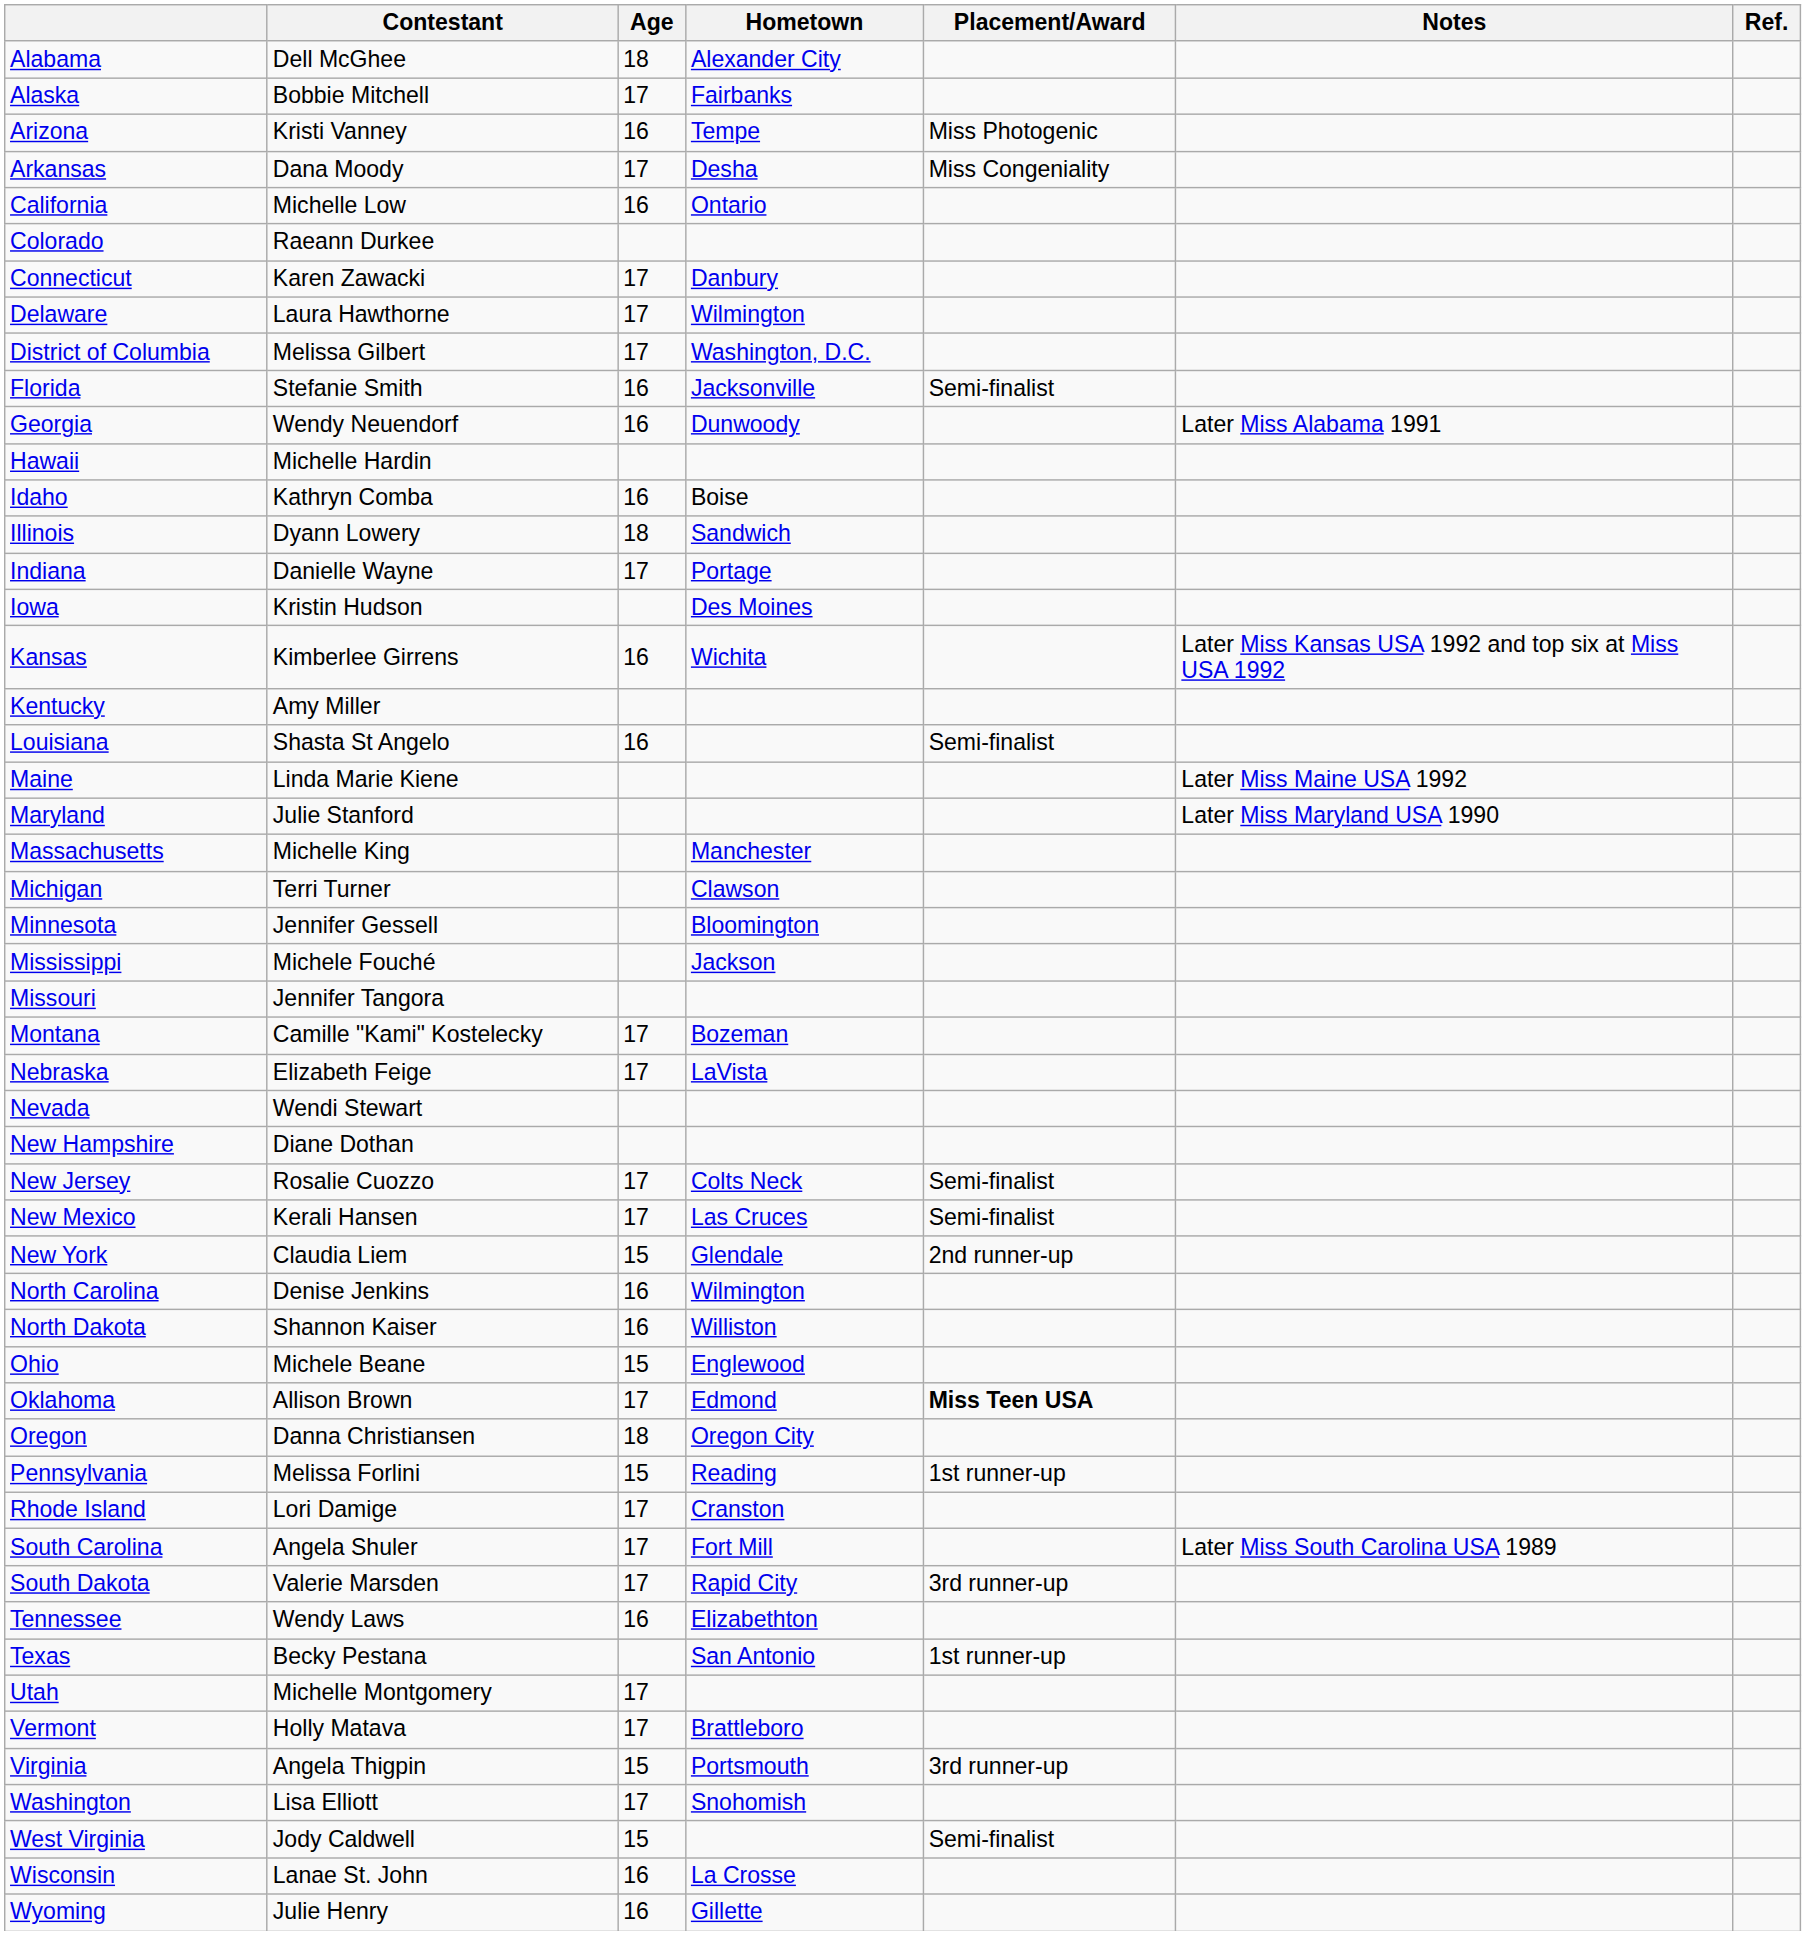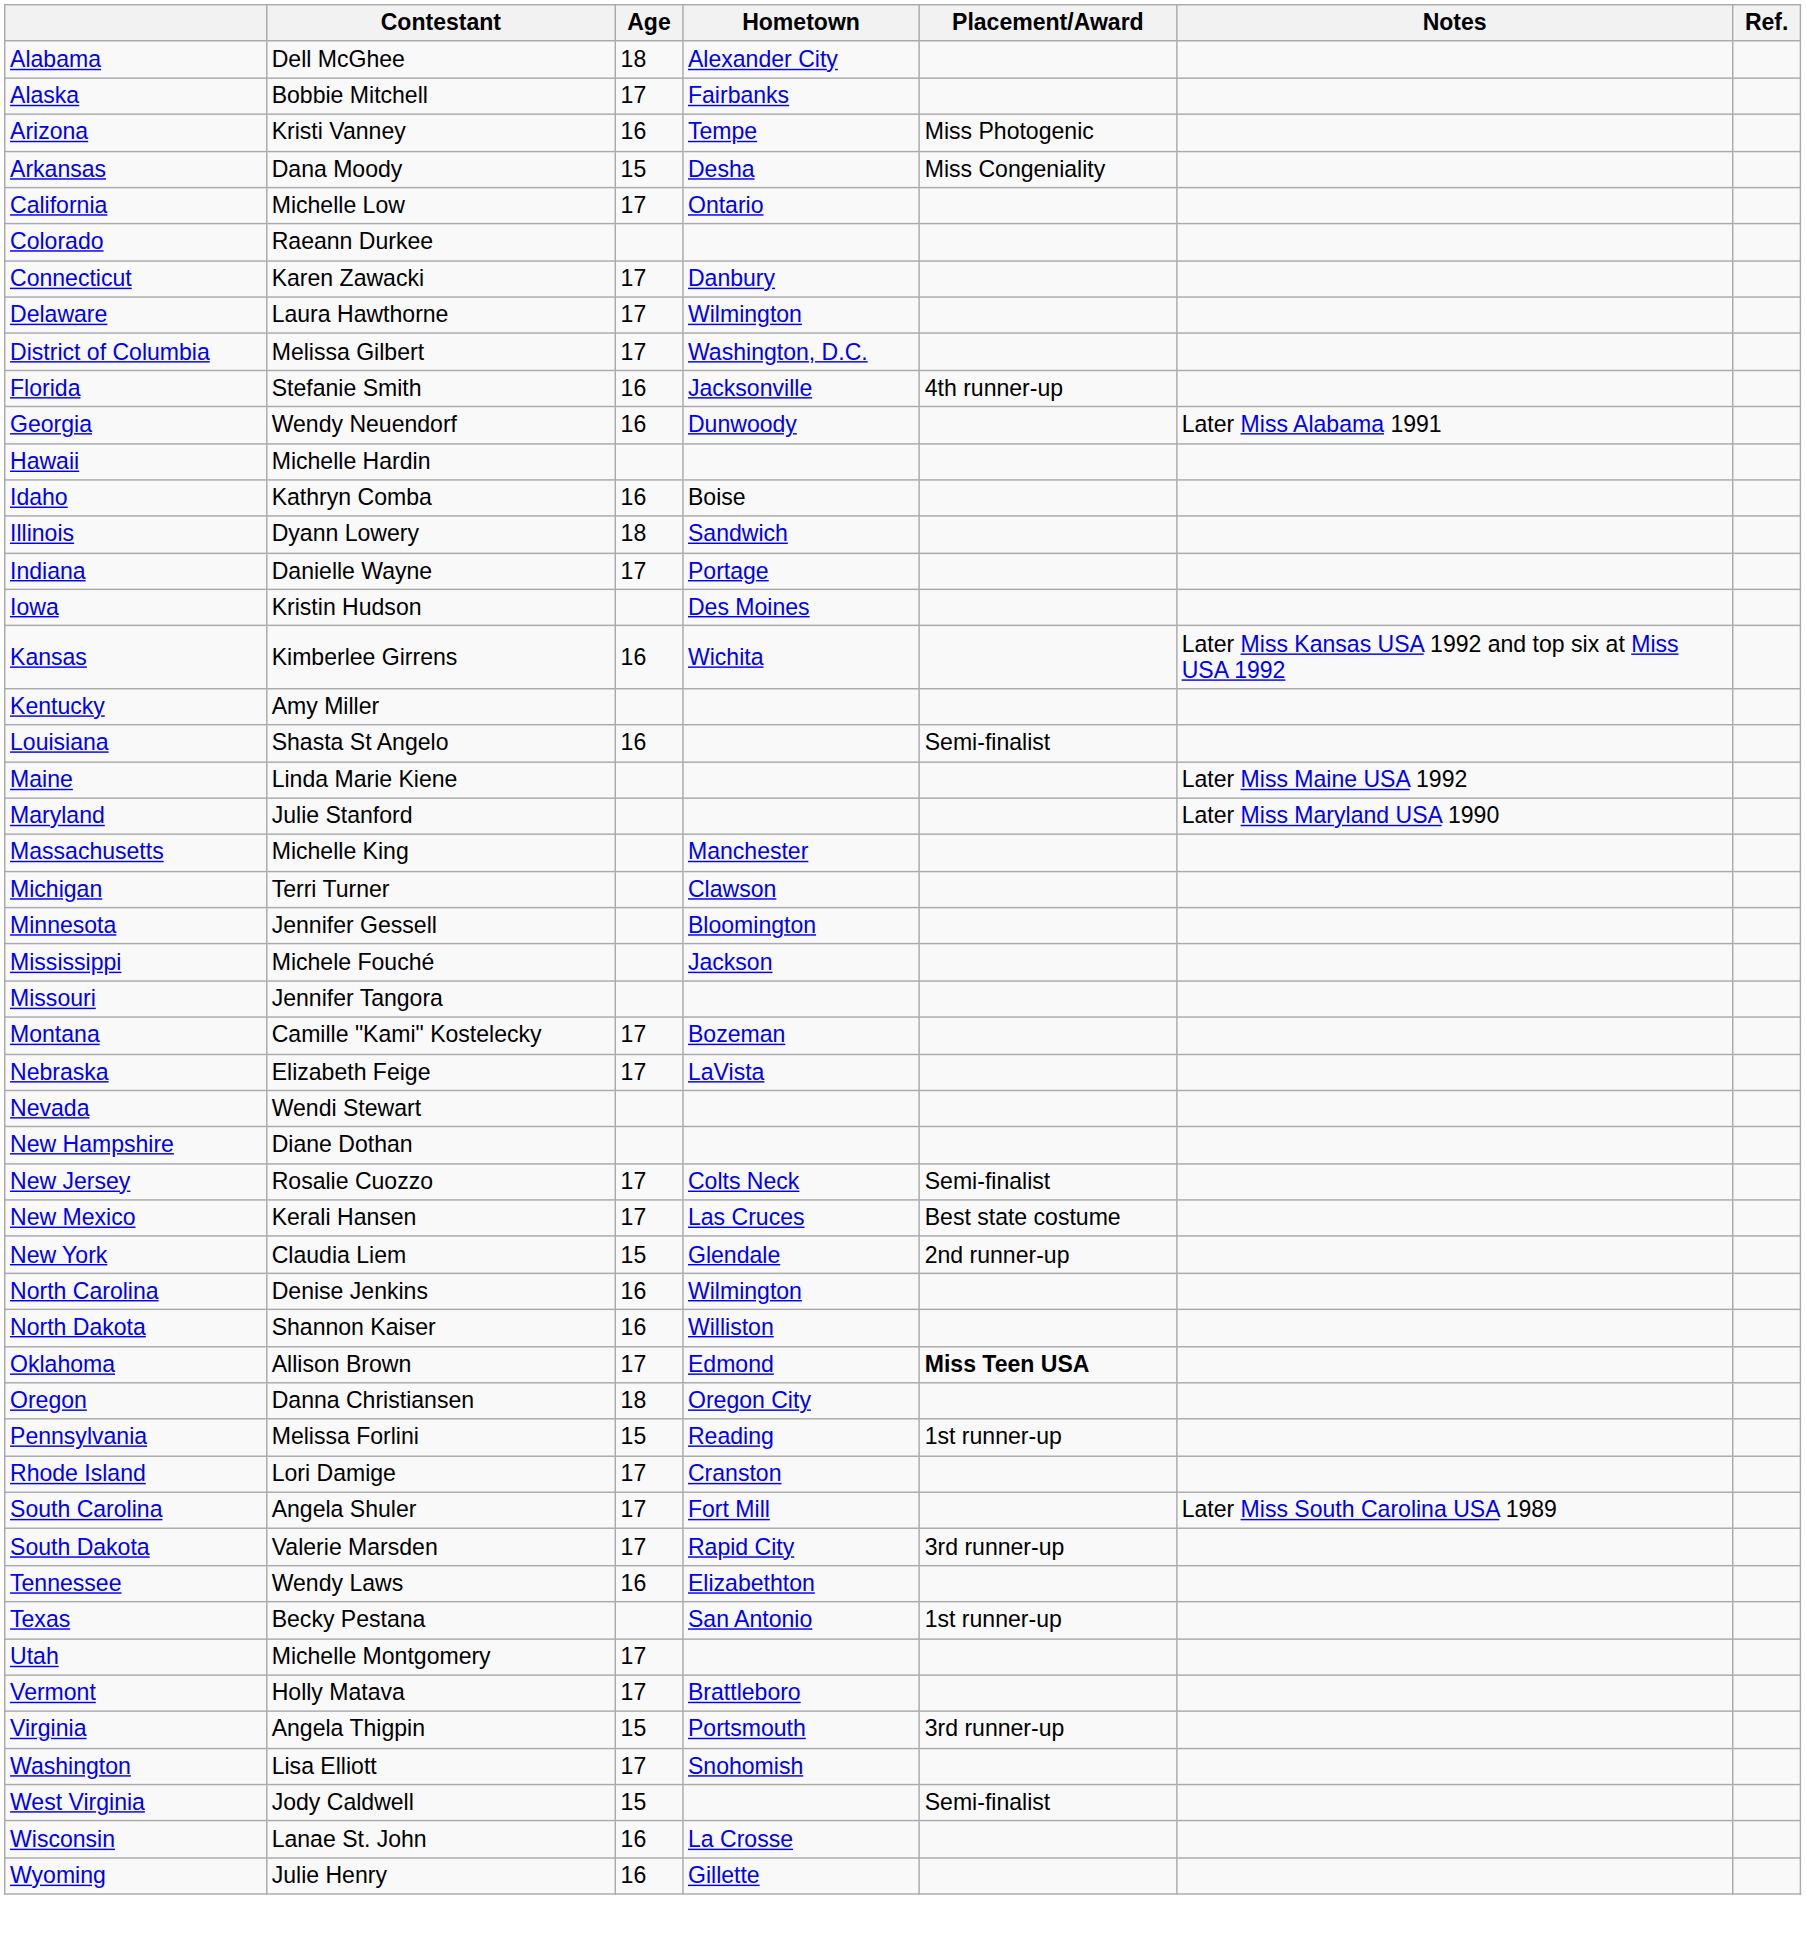(636, 168) 17 -> (633, 168) 15
(636, 205) 16 -> (633, 205) 17
(991, 388) Semi-finalist -> (994, 388) 4th runner-up
(991, 1217) Semi-finalist -> (1023, 1217) Best state costume
- row: (34, 1364)
